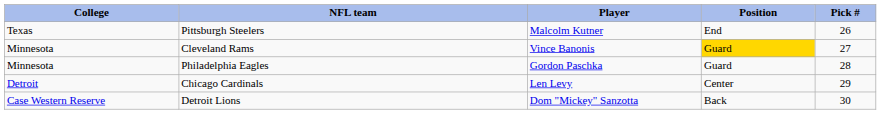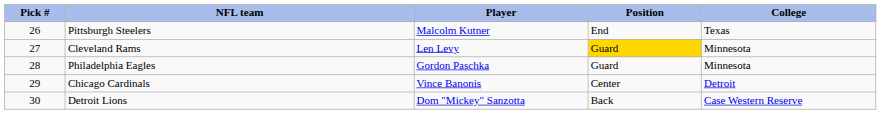columns swapped: (845, 13) <-> (92, 13)
(562, 48) Vince Banonis -> (438, 48) Len Levy
(551, 83) Len Levy -> (449, 83) Vince Banonis
